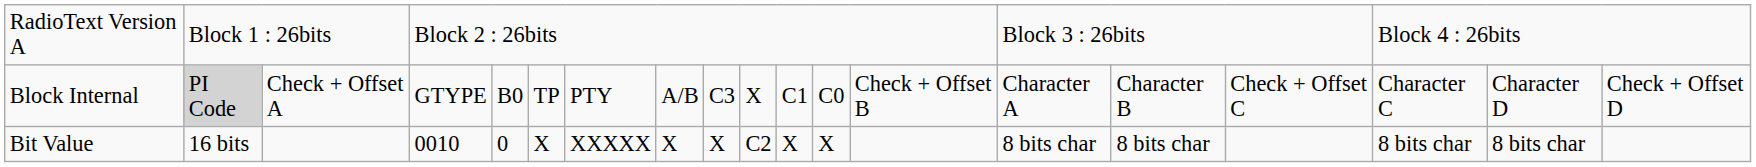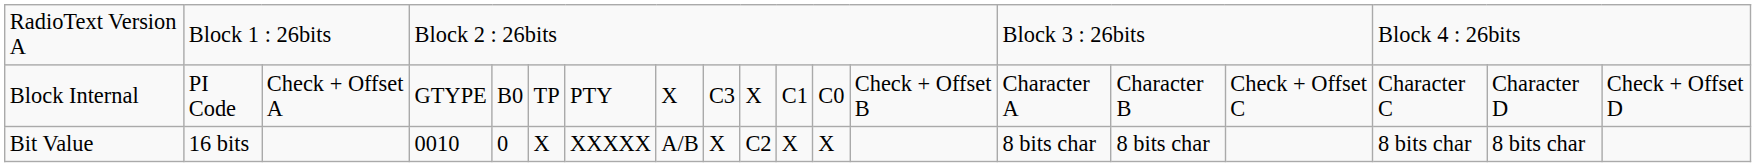(212, 95) lightgrey background -> (212, 95) no background
(680, 95) A/B -> (669, 95) X
(669, 143) X -> (680, 143) A/B
